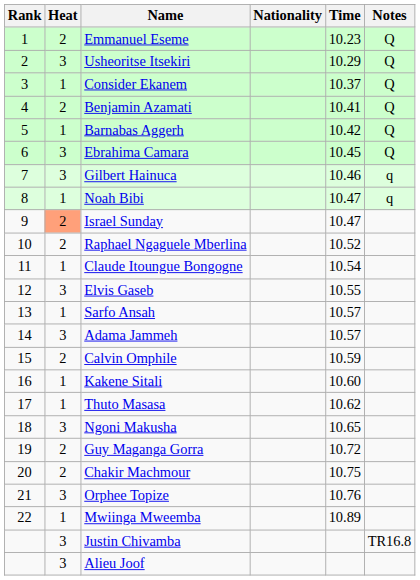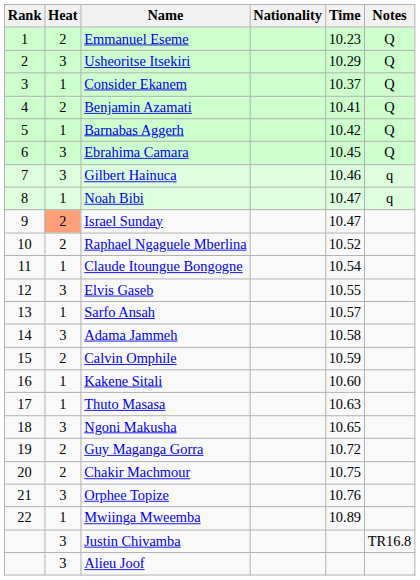(345, 335) 10.57 -> (345, 335) 10.58
(345, 404) 10.62 -> (345, 404) 10.63
